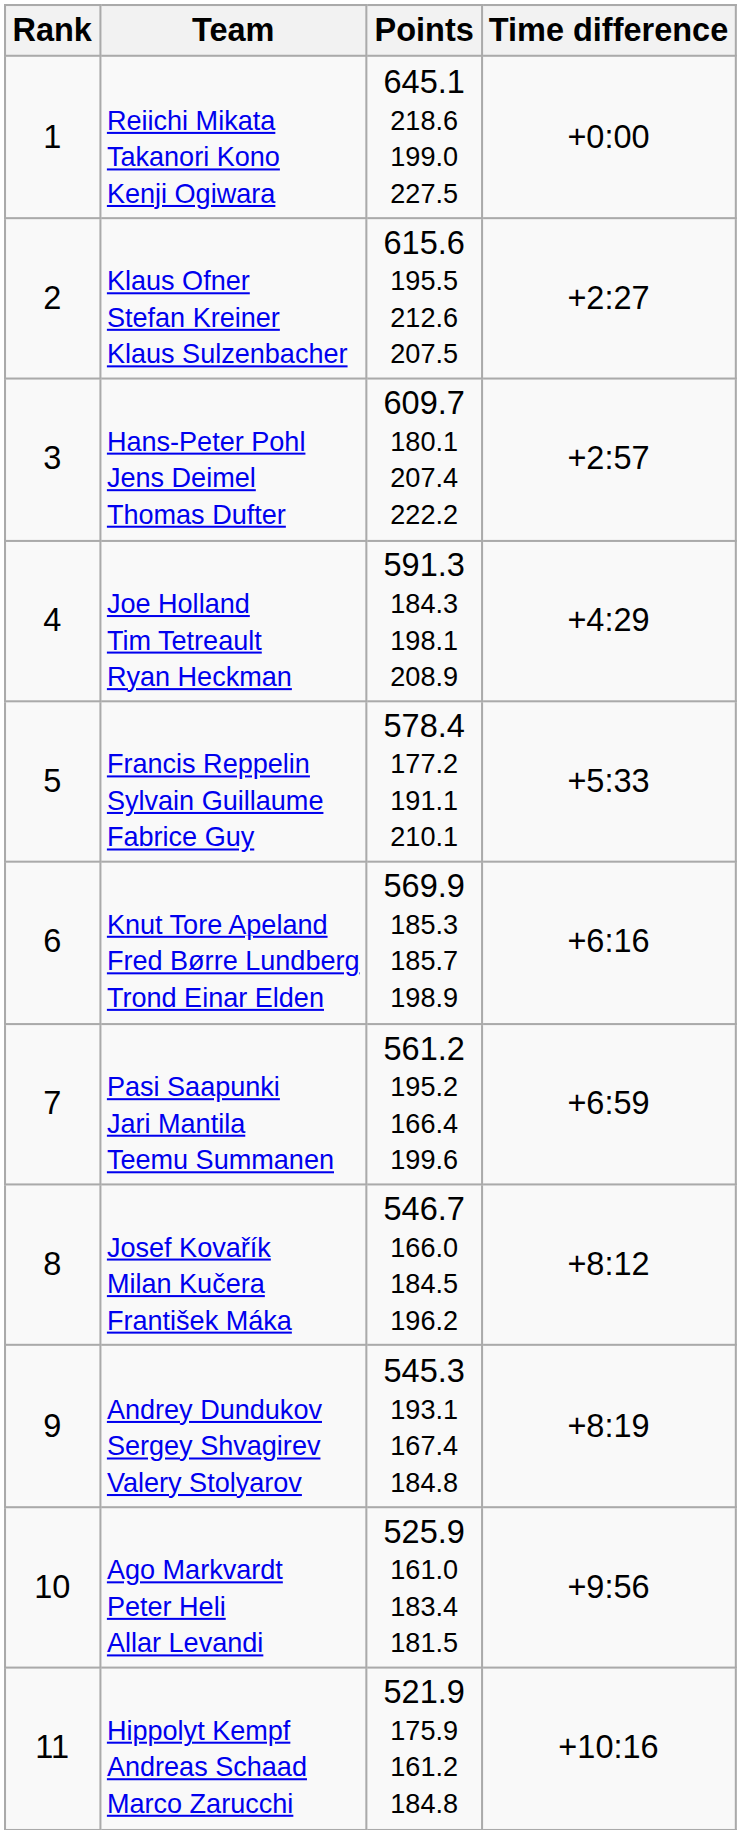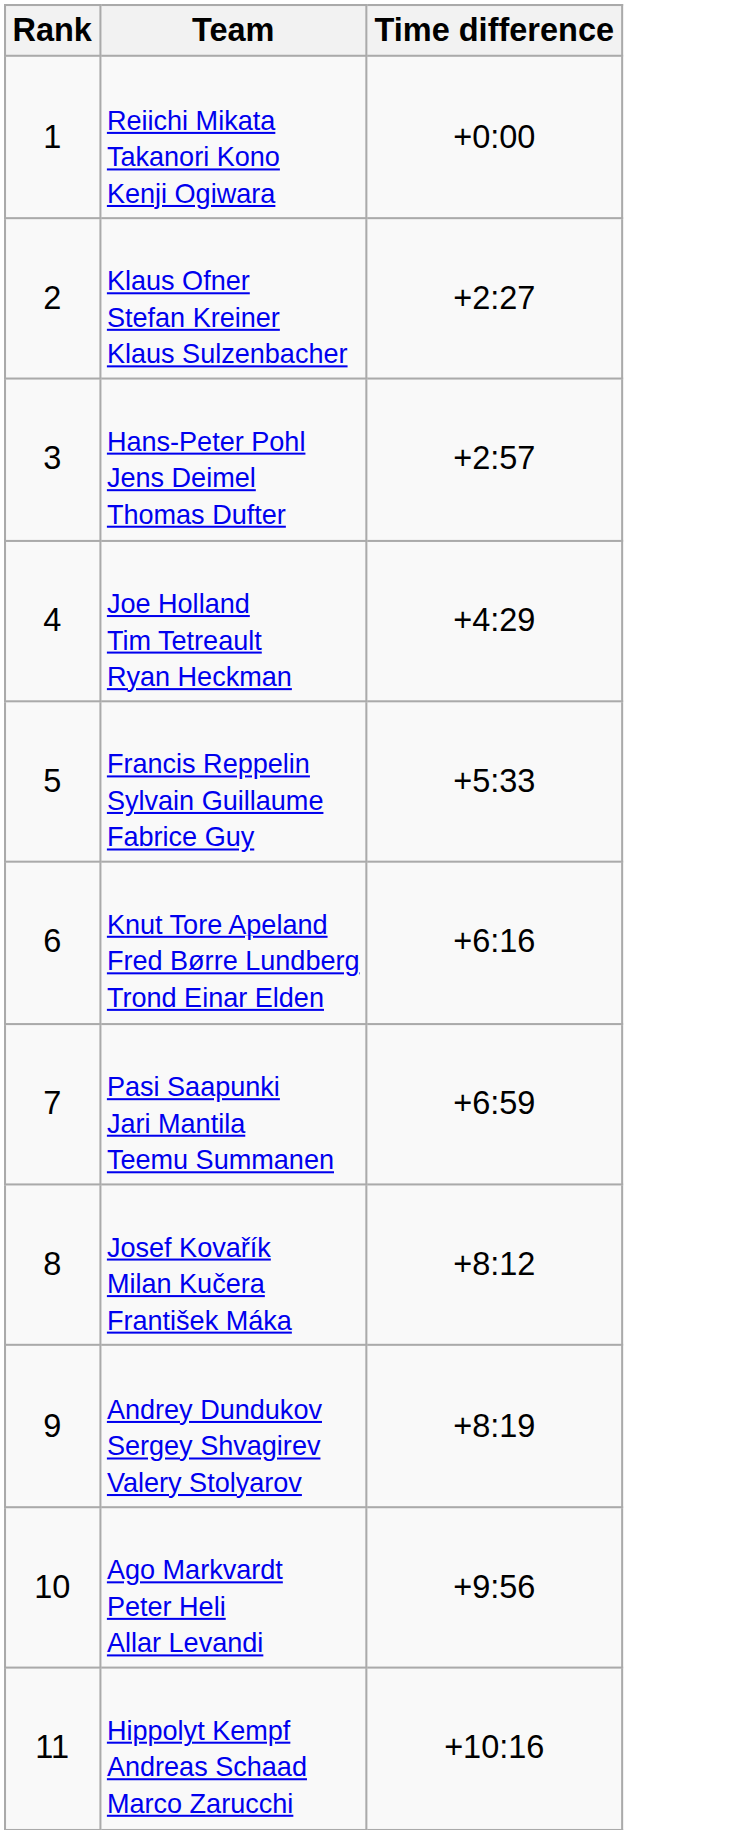- column: (424, 30)
